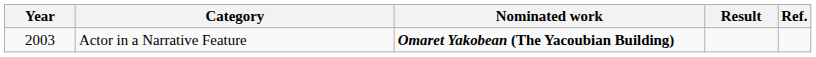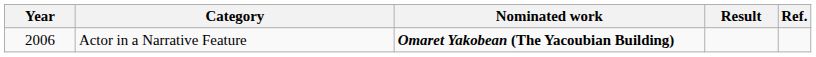(40, 39) 2003 -> (40, 39) 2006
